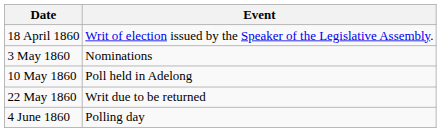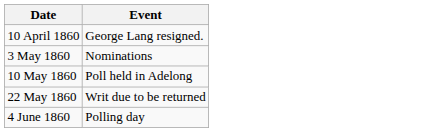+ row: (43, 35)
- row: (43, 35)
